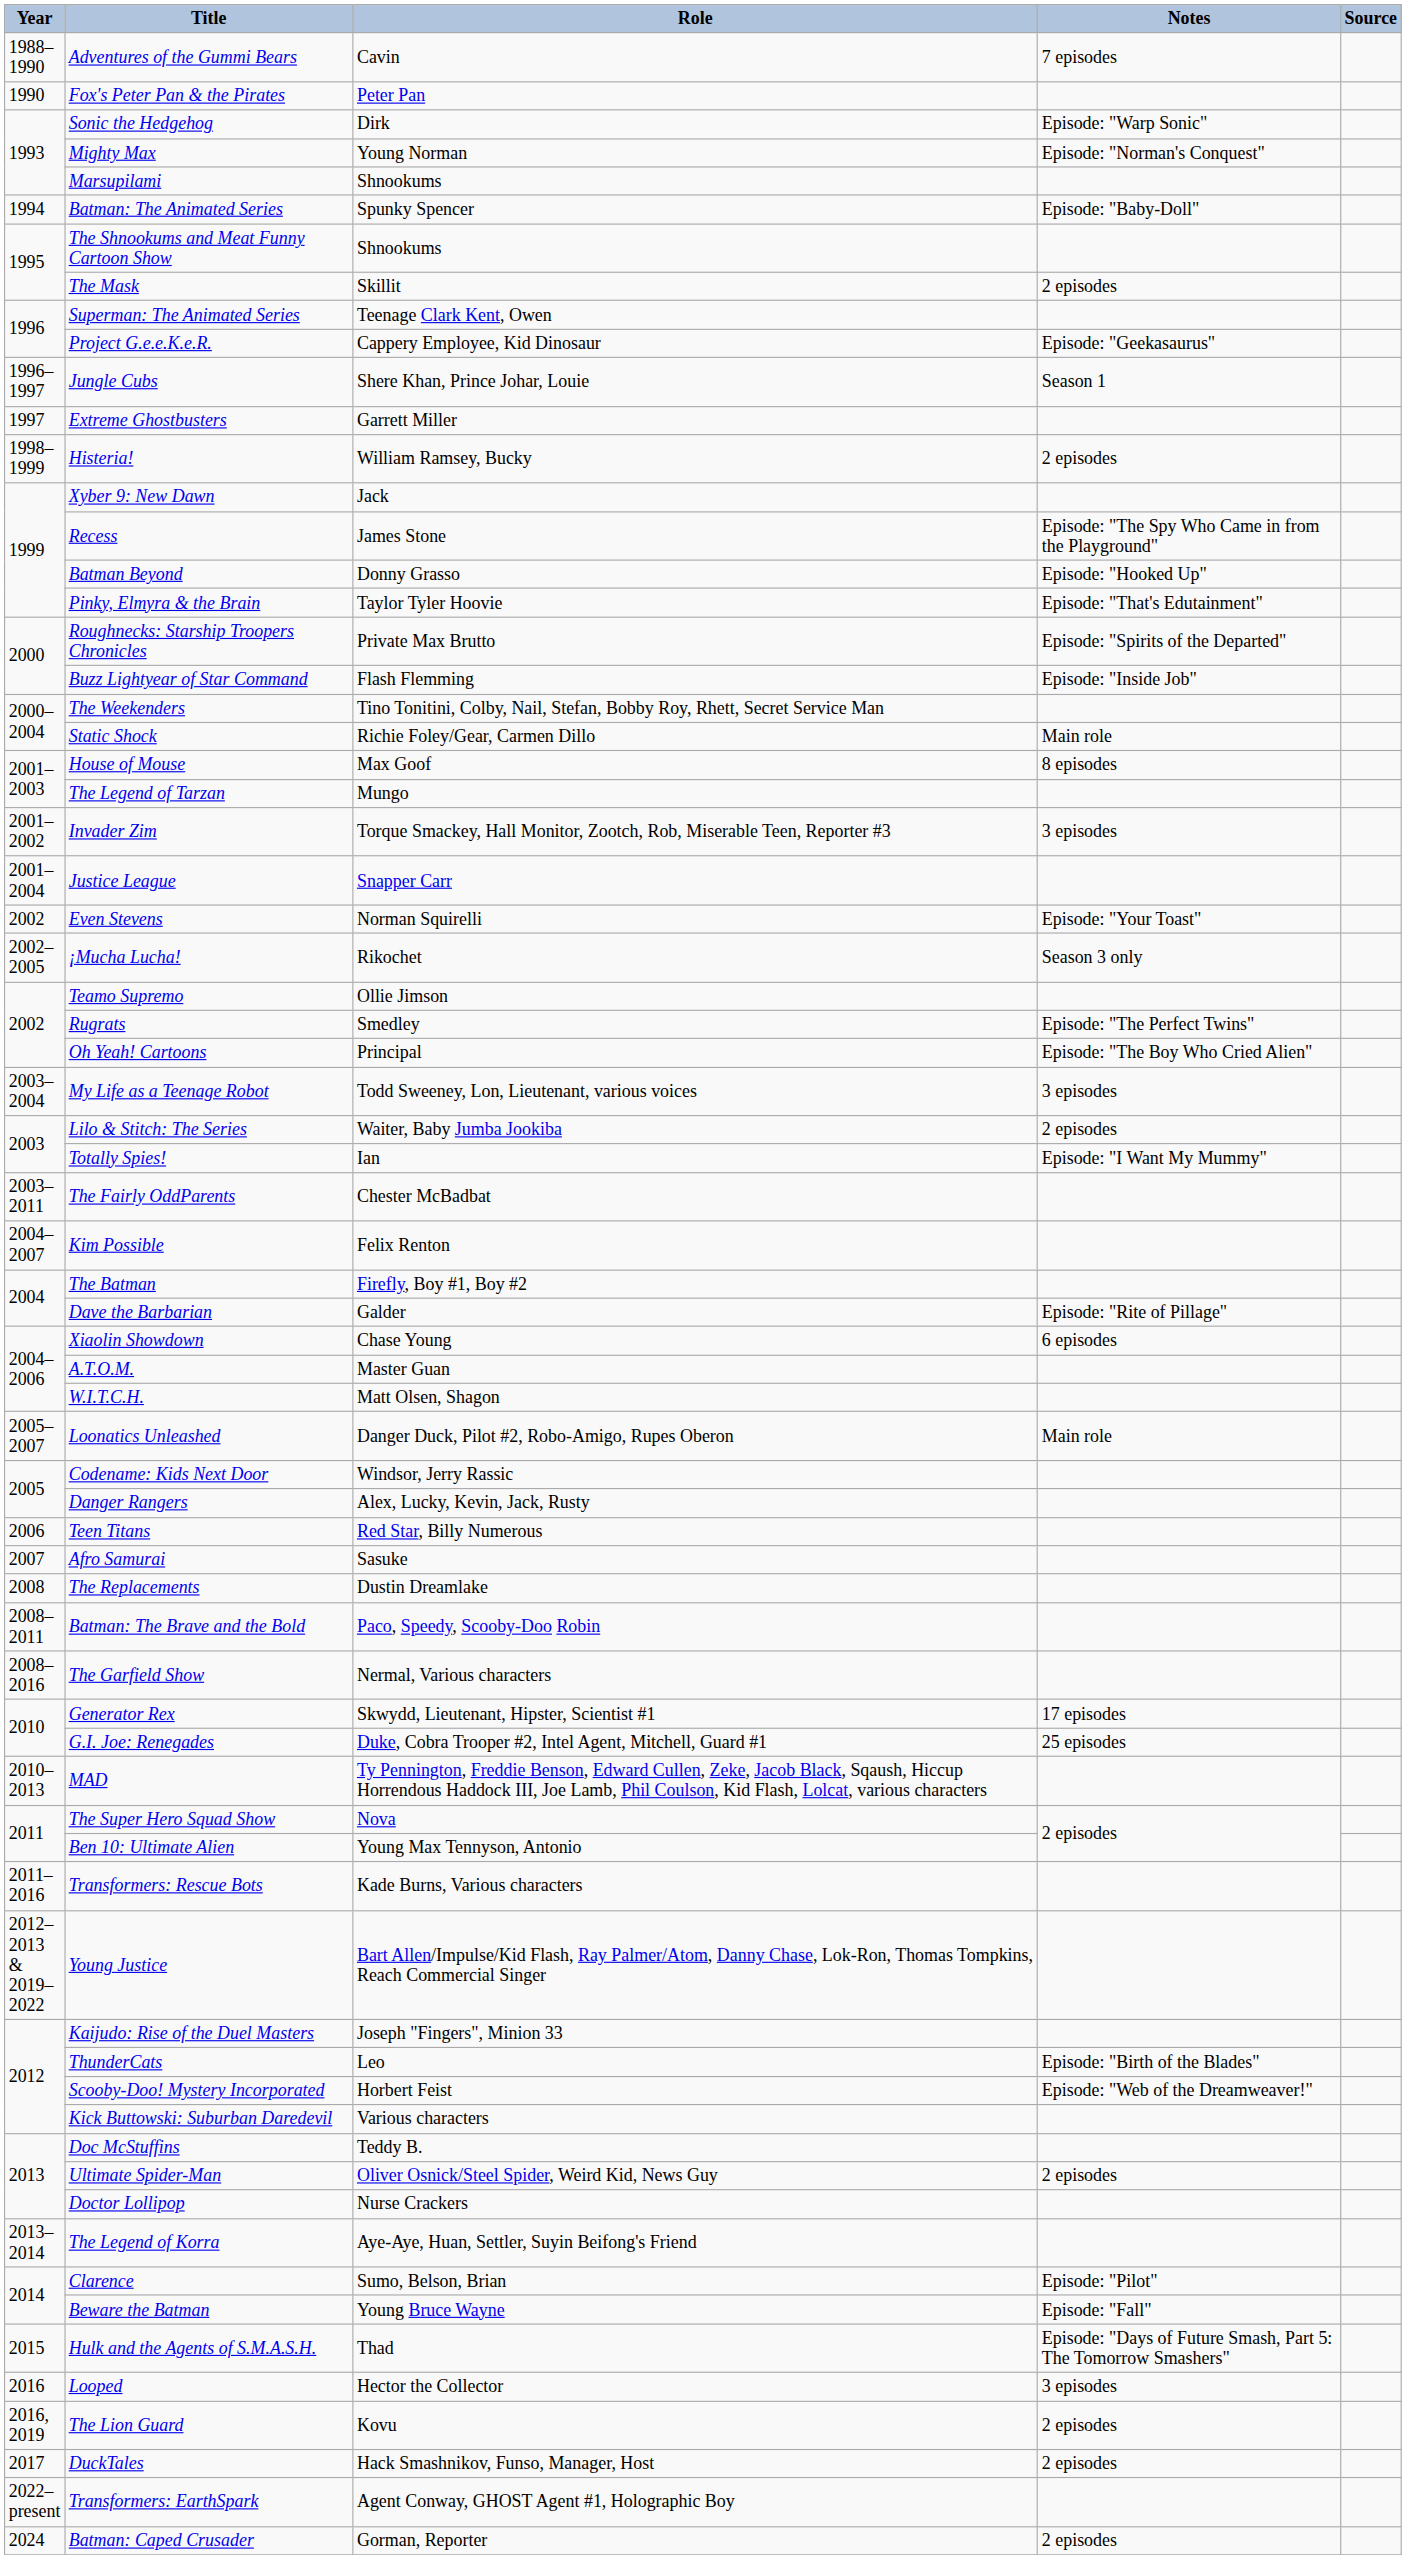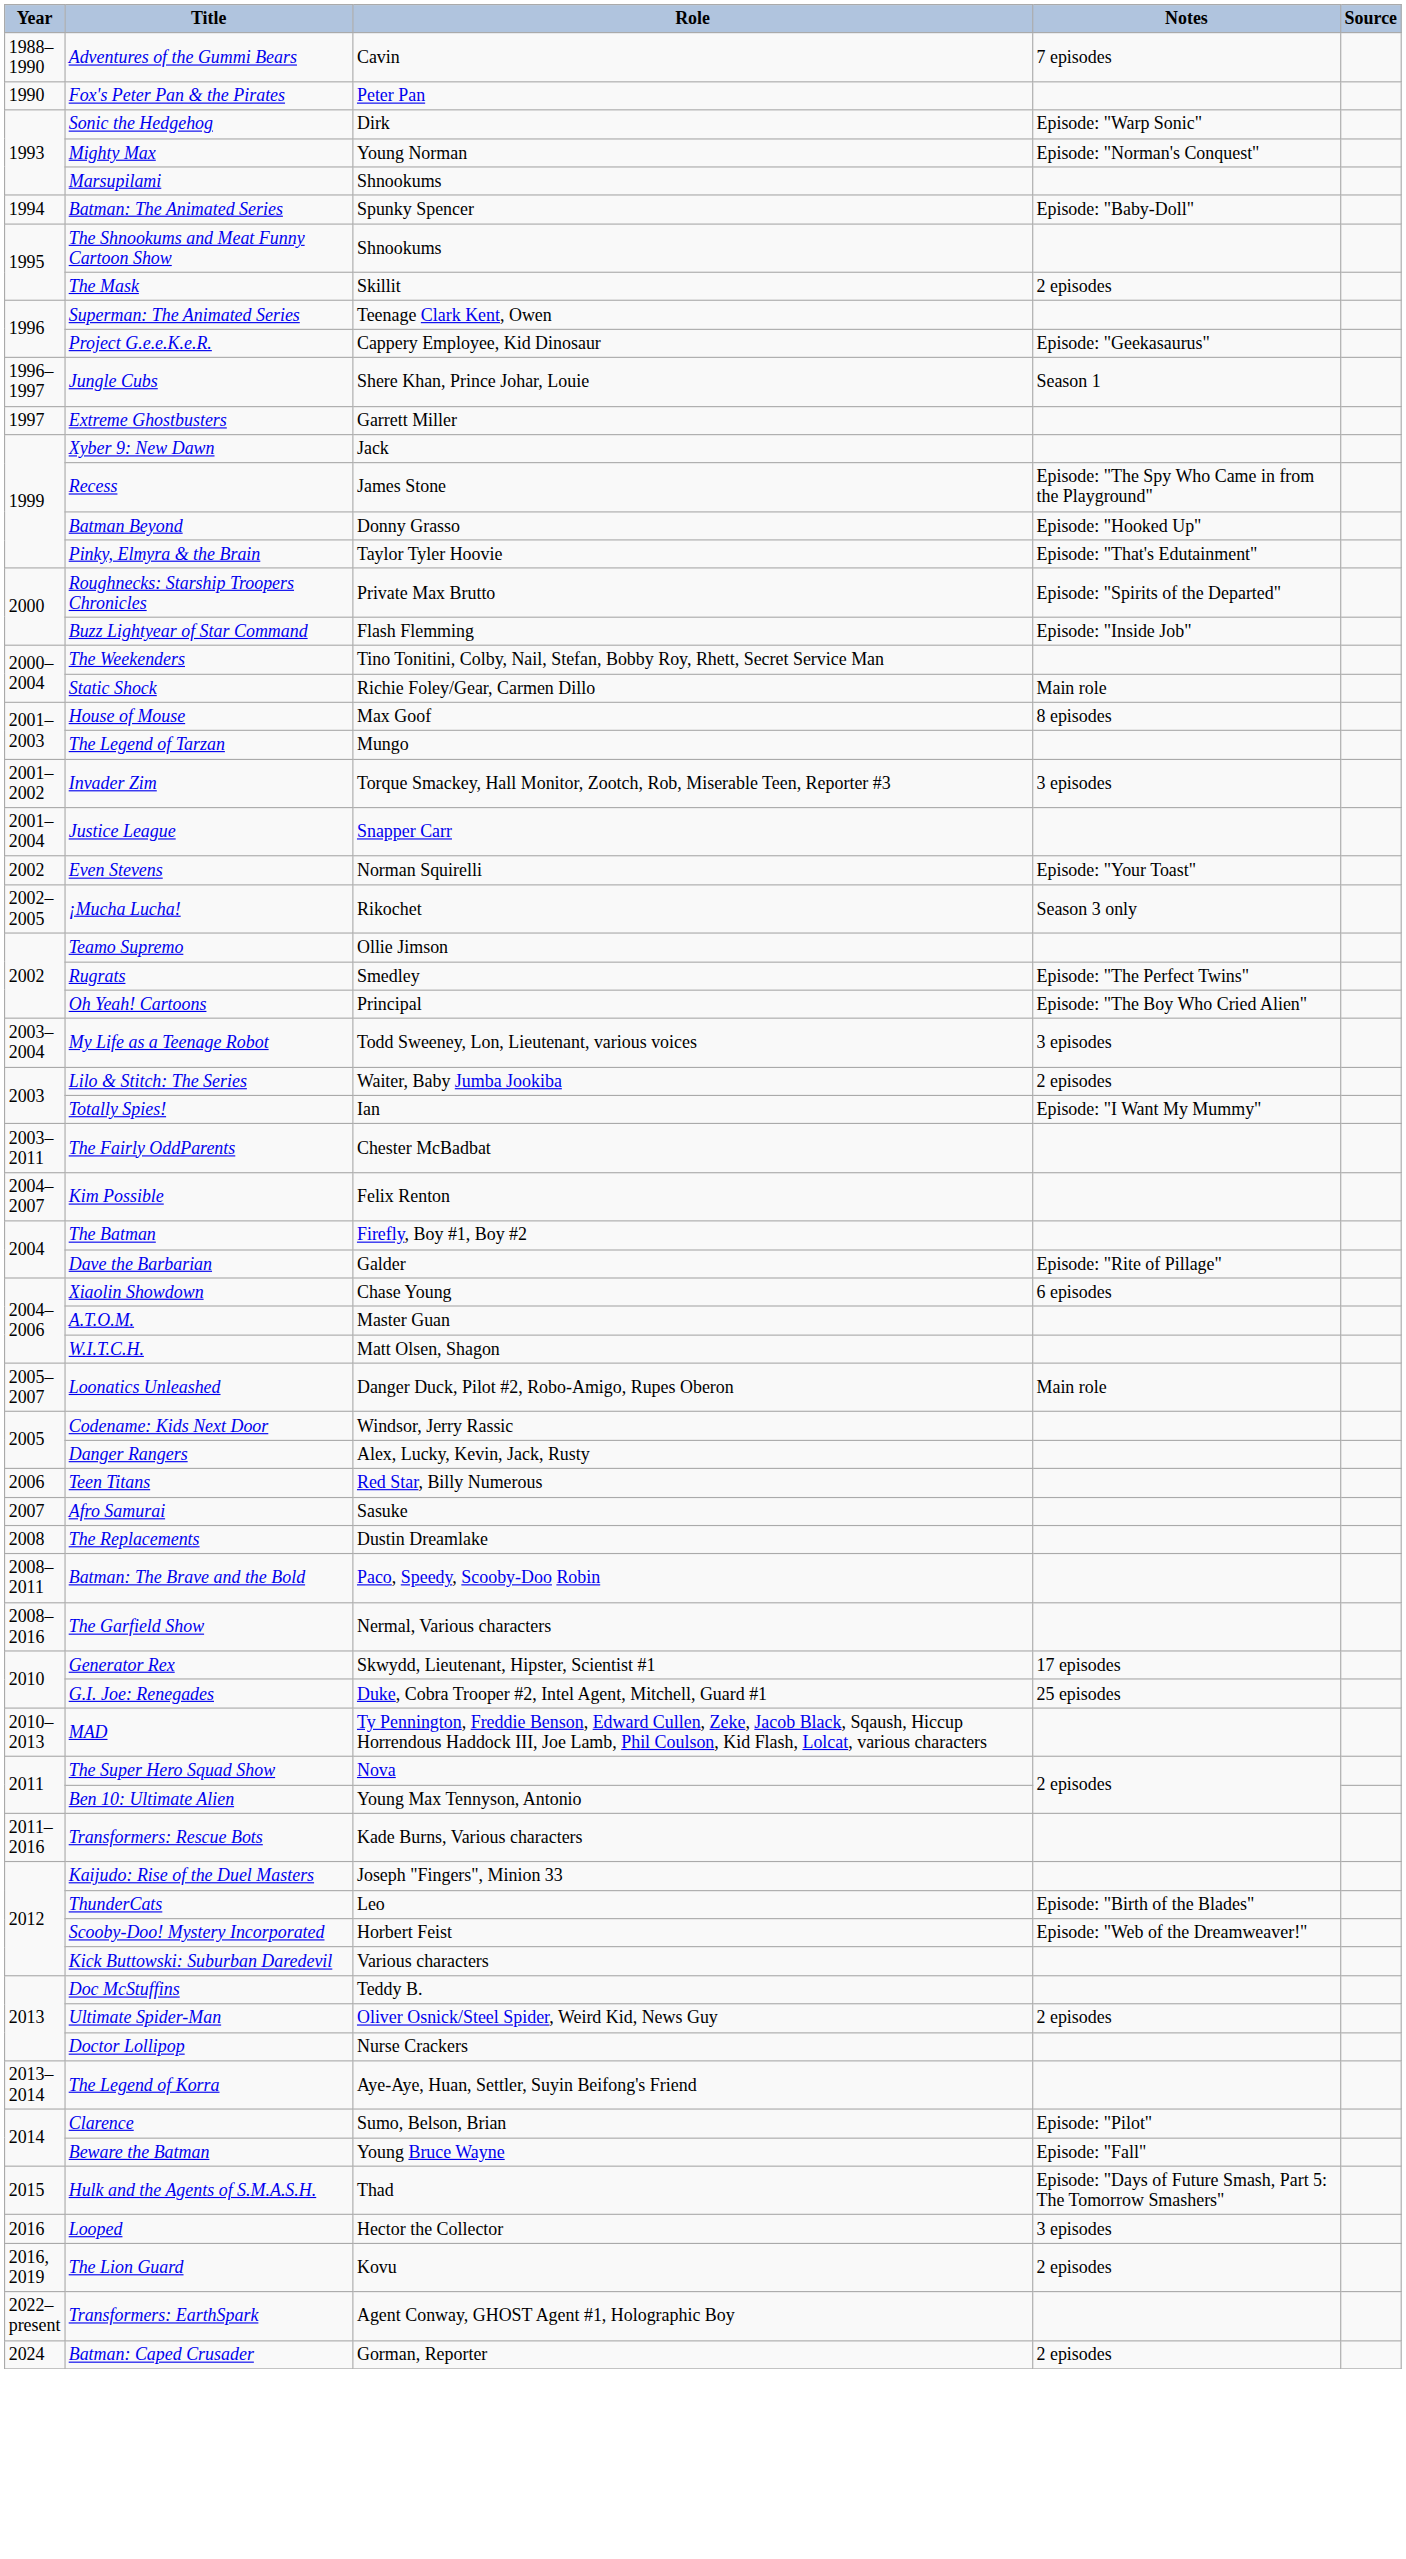- row: (101, 458)
- row: (118, 1964)
- row: (106, 2463)
